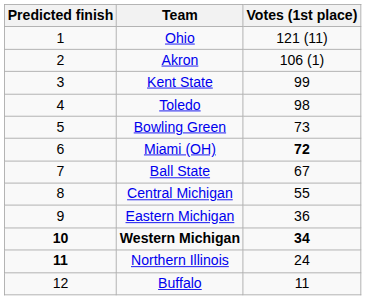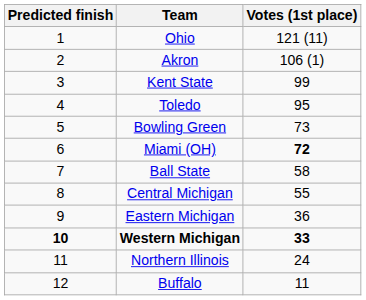(302, 104) 98 -> (302, 104) 95
(302, 171) 67 -> (302, 171) 58
(302, 238) 34 -> (302, 238) 33
(60, 261) bold -> (60, 261) normal
